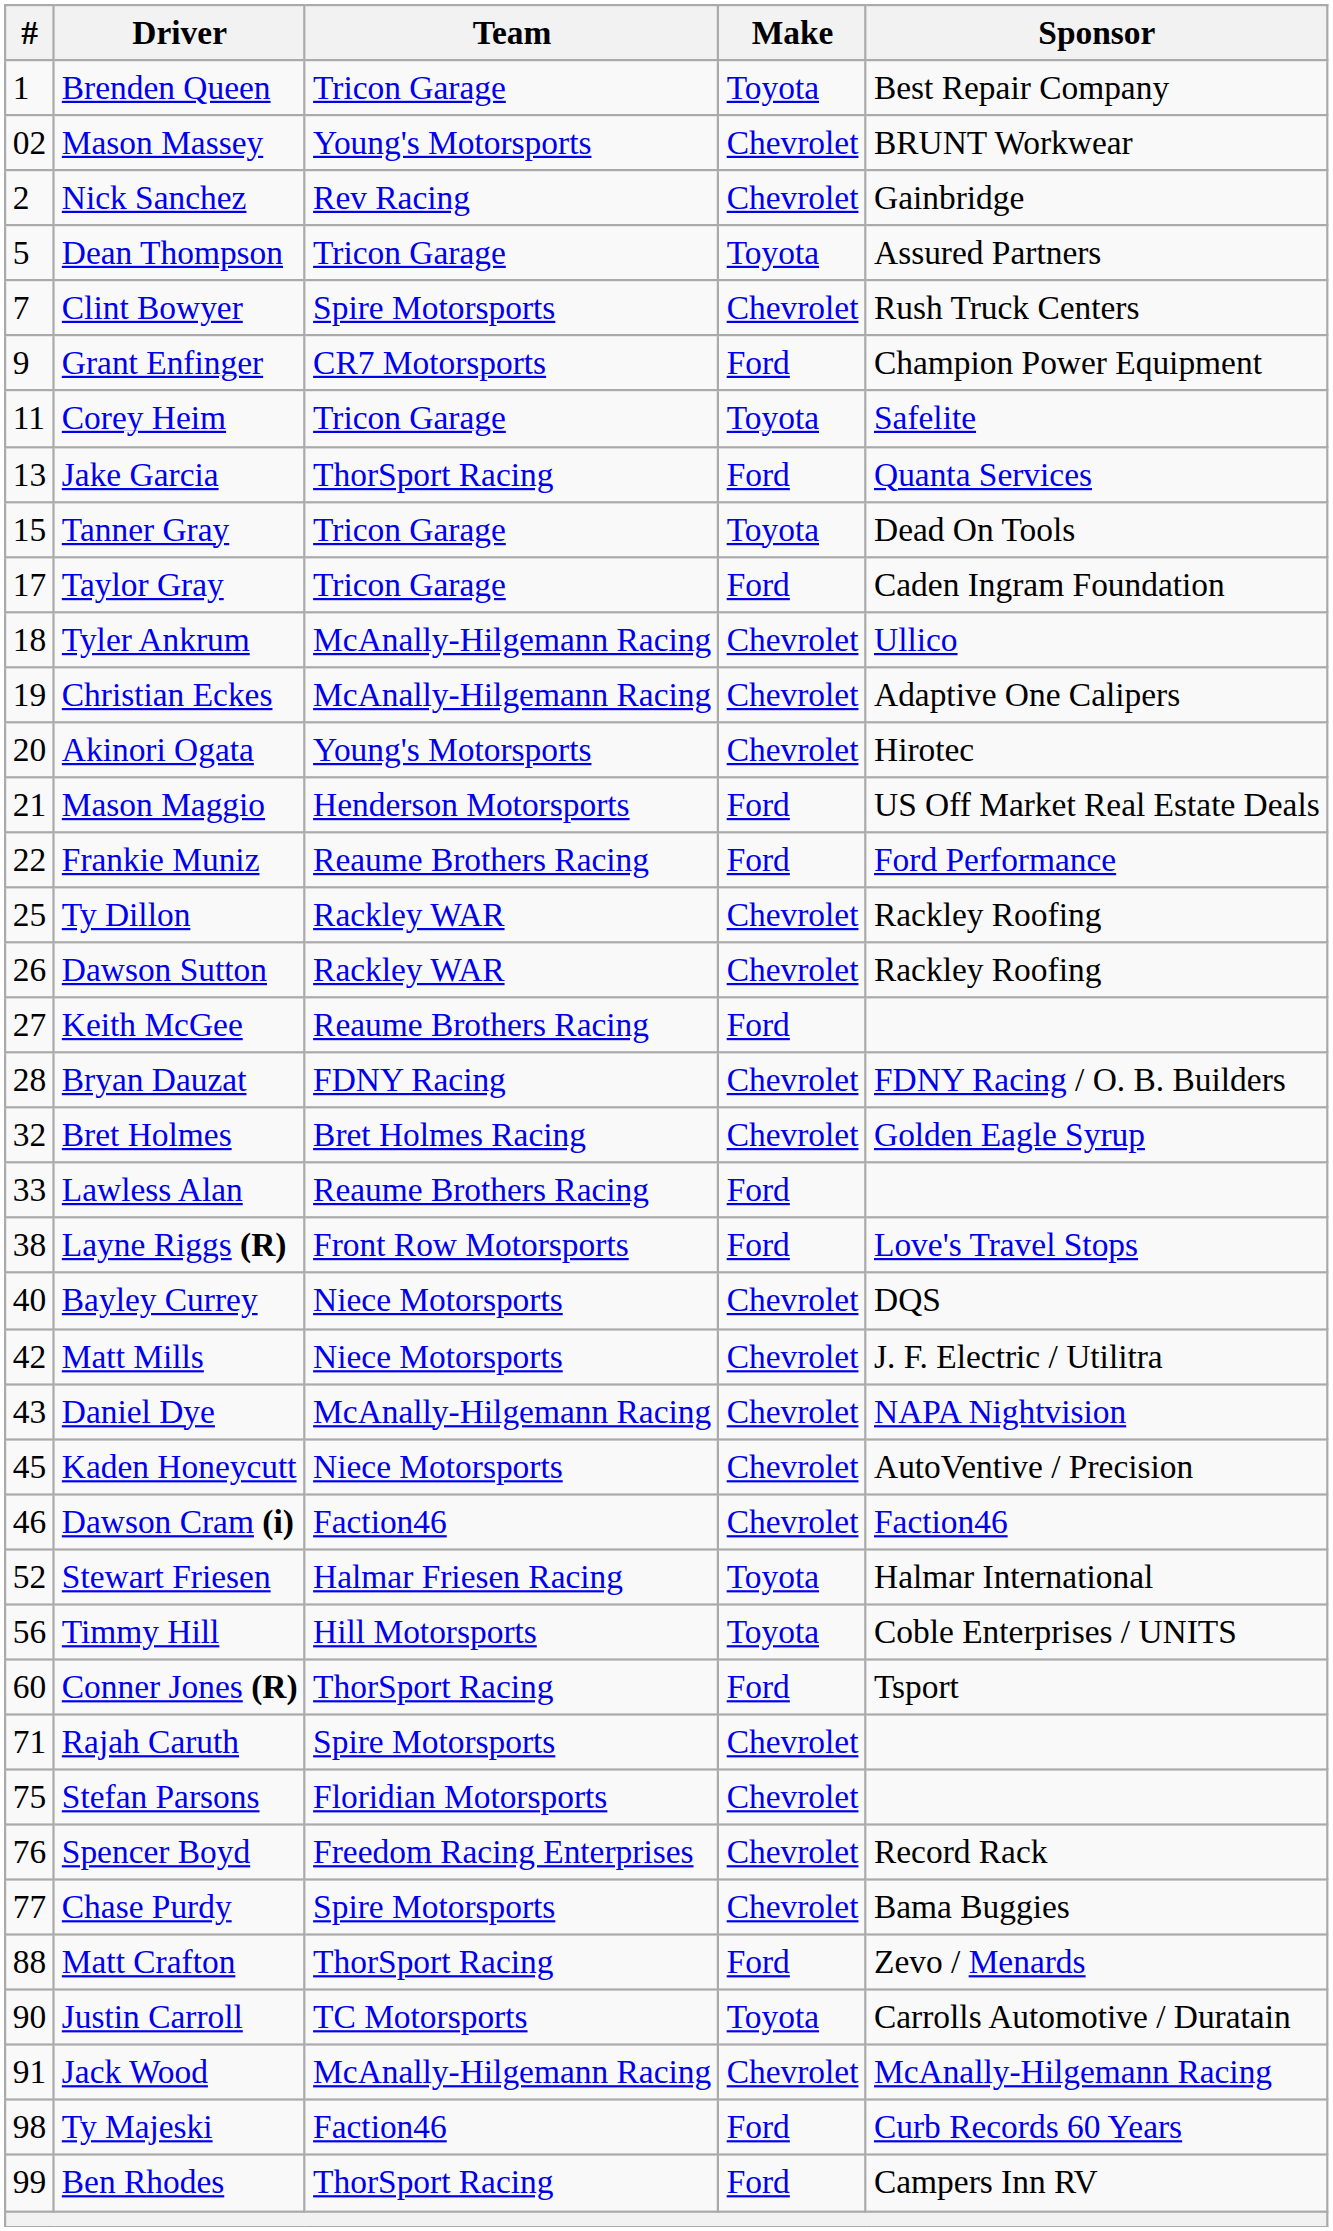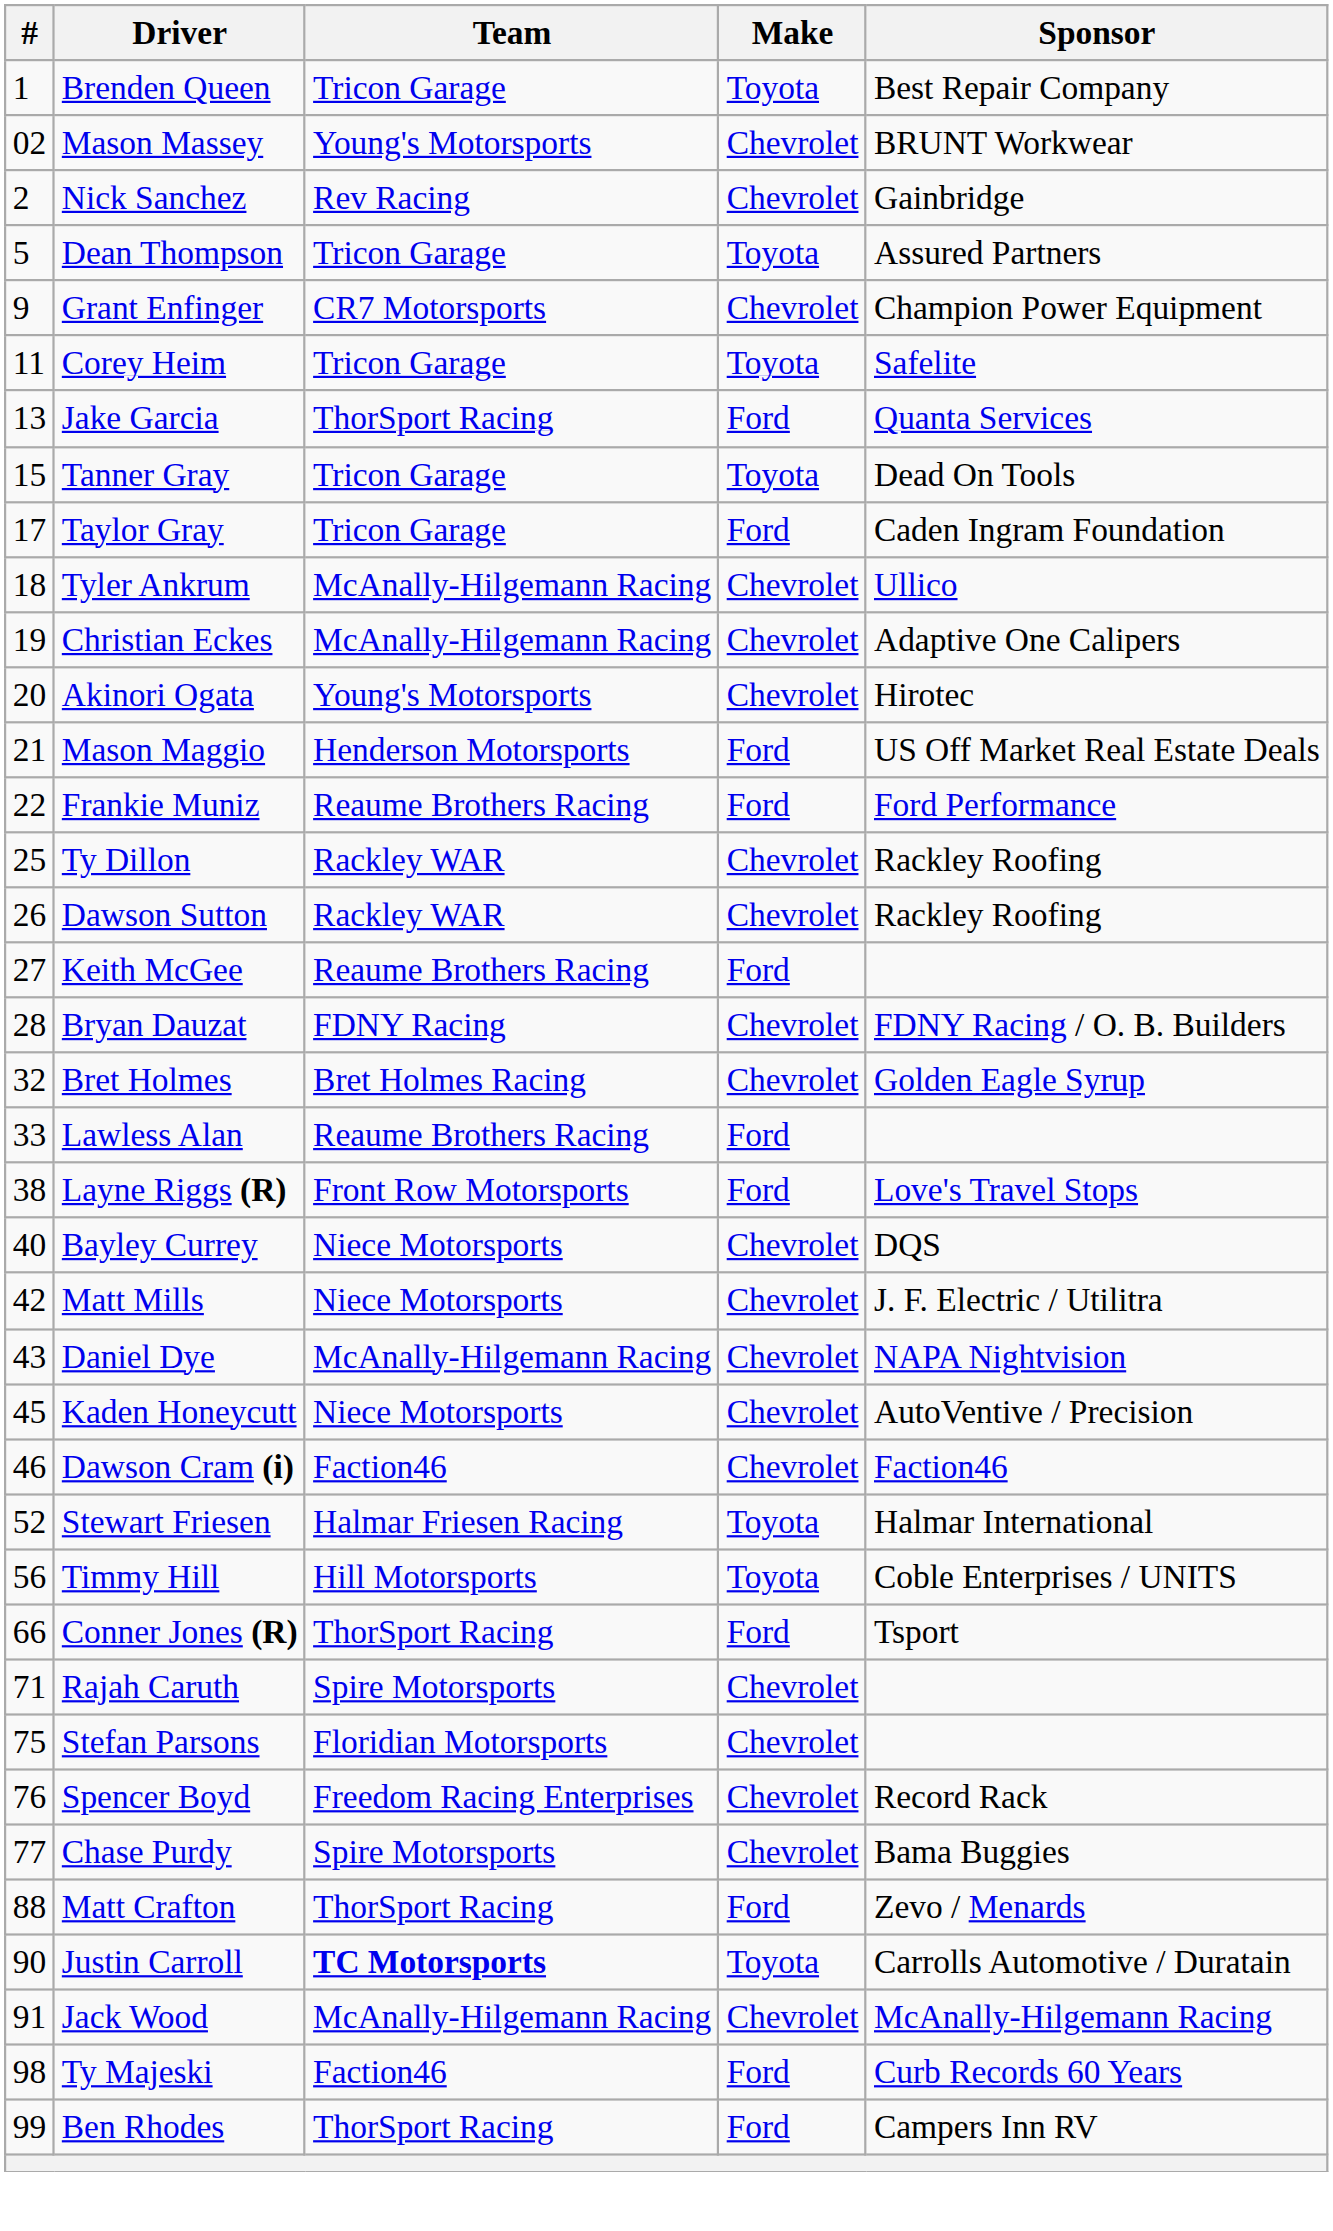- row: (152, 307)
(758, 363) Ford -> (793, 307) Chevrolet
(30, 1686) 60 -> (30, 1631) 66
(420, 2017) normal -> (430, 1962) bold
